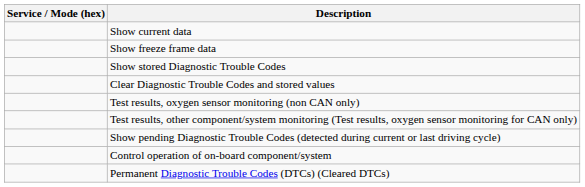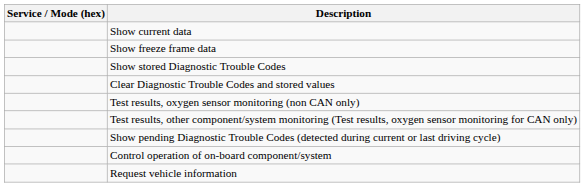+ row: (174, 173)
- row: (250, 173)
